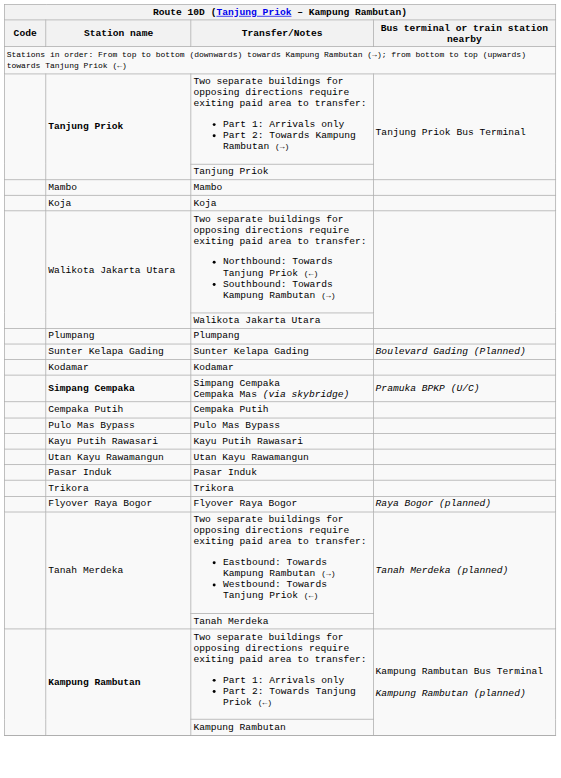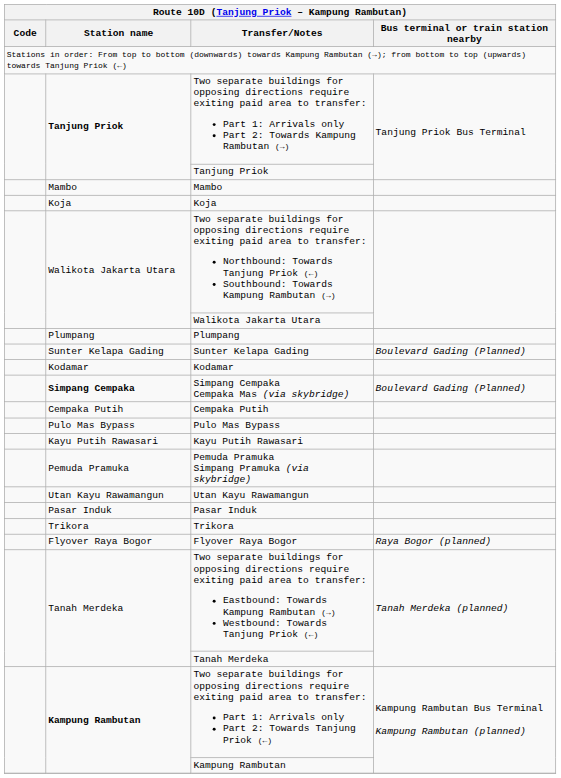(428, 389) Pramuka BPKP (U/C) -> (451, 389) Boulevard Gading (Planned)
+ row: (251, 468)
